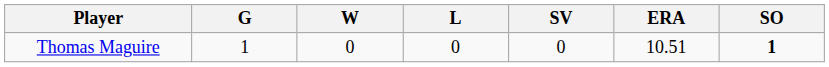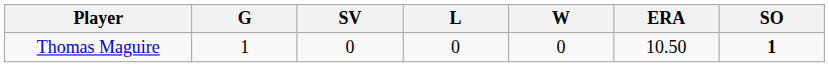columns swapped: (350, 18) <-> (561, 18)
(666, 47) 10.51 -> (666, 47) 10.50
